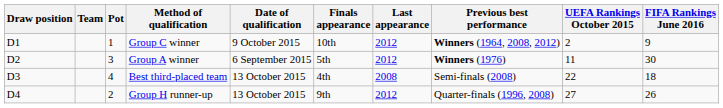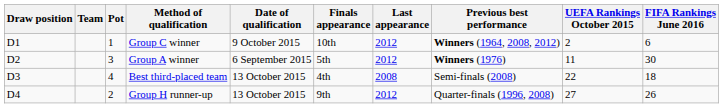(648, 42) 9 -> (648, 42) 6
